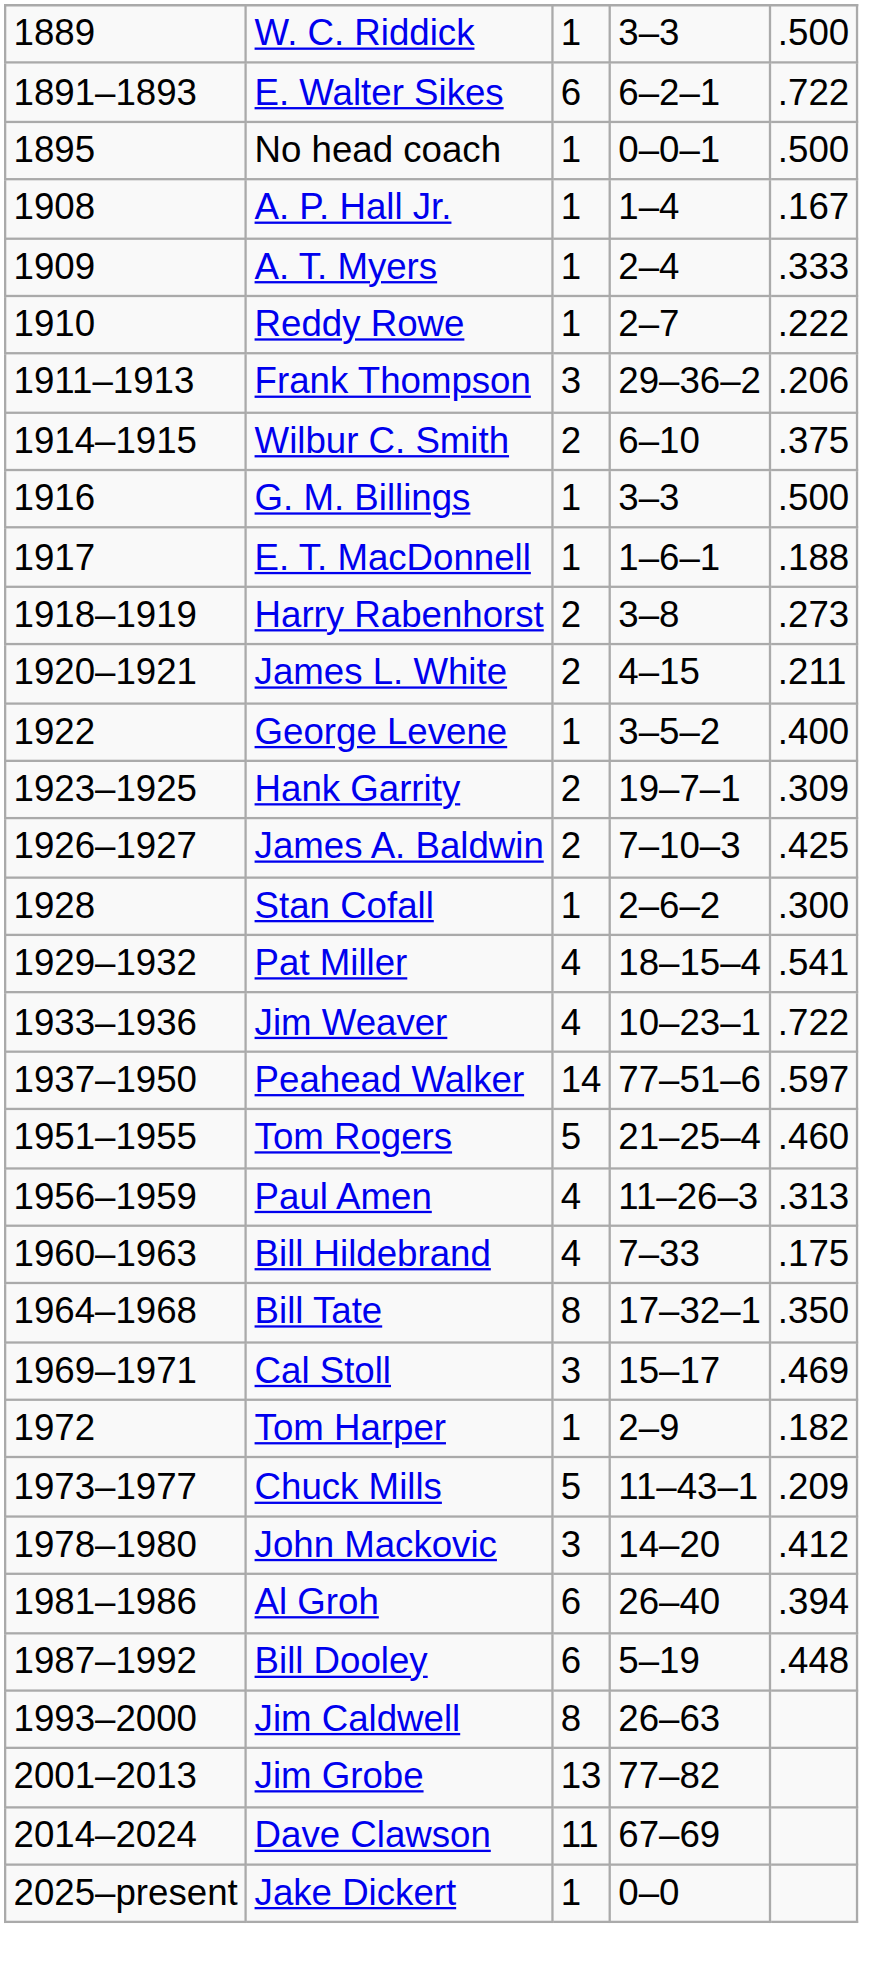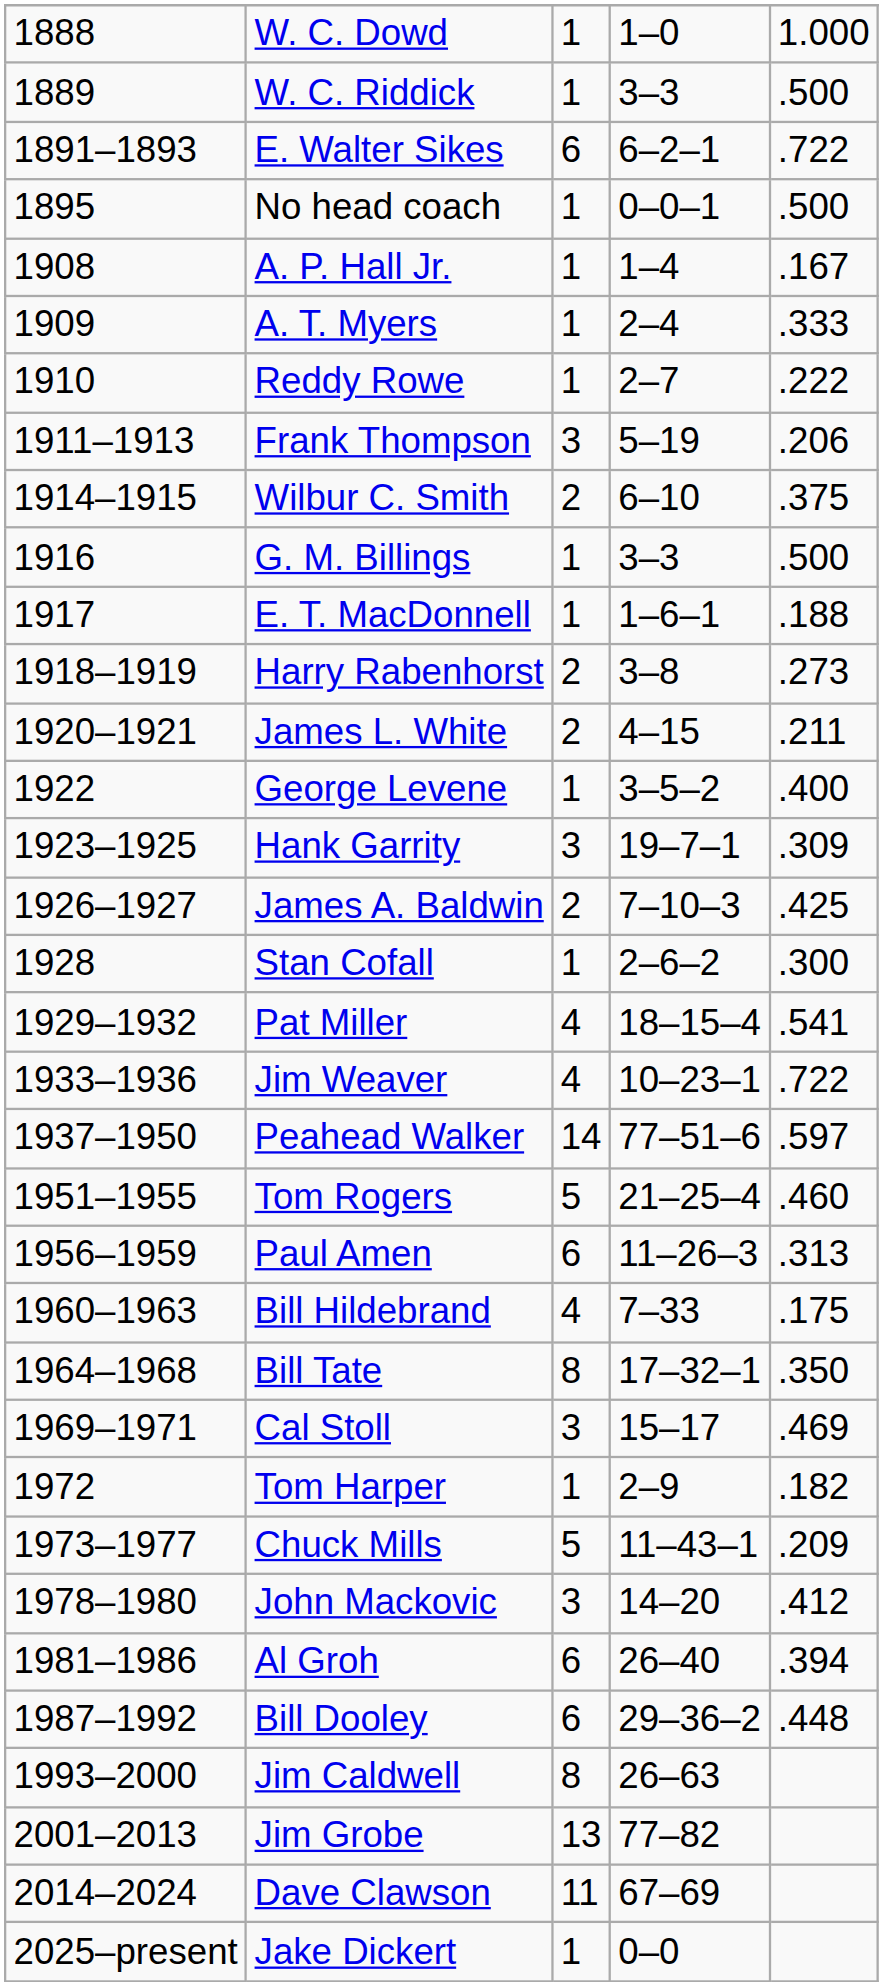+ row: (351, 33)
(690, 382) 29–36–2 -> (659, 440) 5–19
(571, 788) 2 -> (571, 847) 3
(571, 1195) 4 -> (571, 1253) 6
(659, 1660) 5–19 -> (690, 1718) 29–36–2
